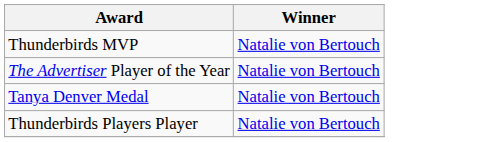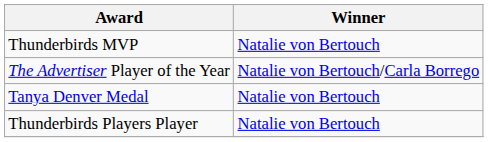(309, 70) Natalie von Bertouch -> (358, 70) Natalie von Bertouch/Carla Borrego
